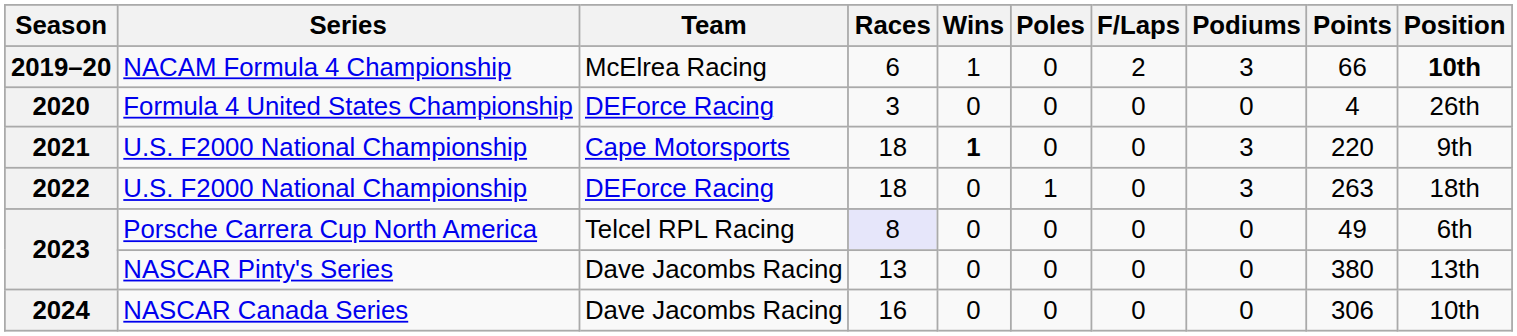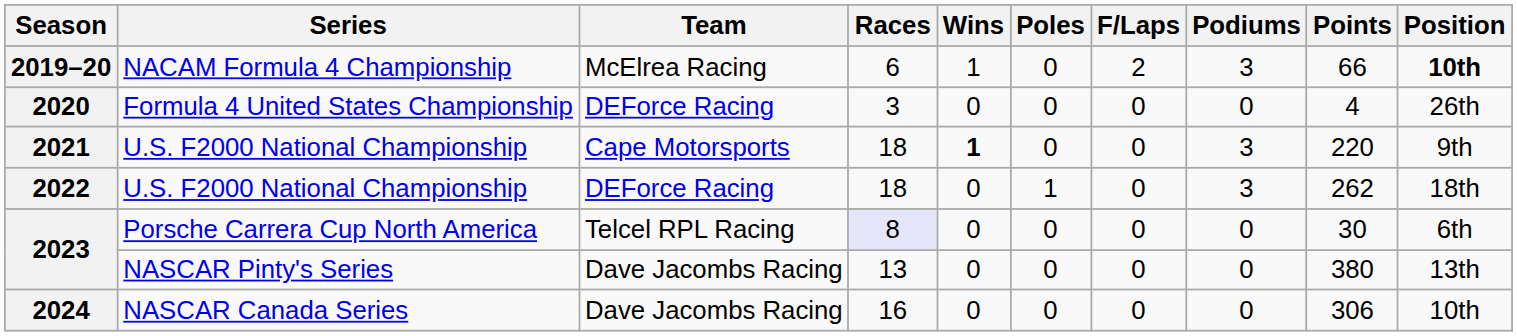(1352, 189) 263 -> (1352, 189) 262
(1352, 229) 49 -> (1352, 229) 30
